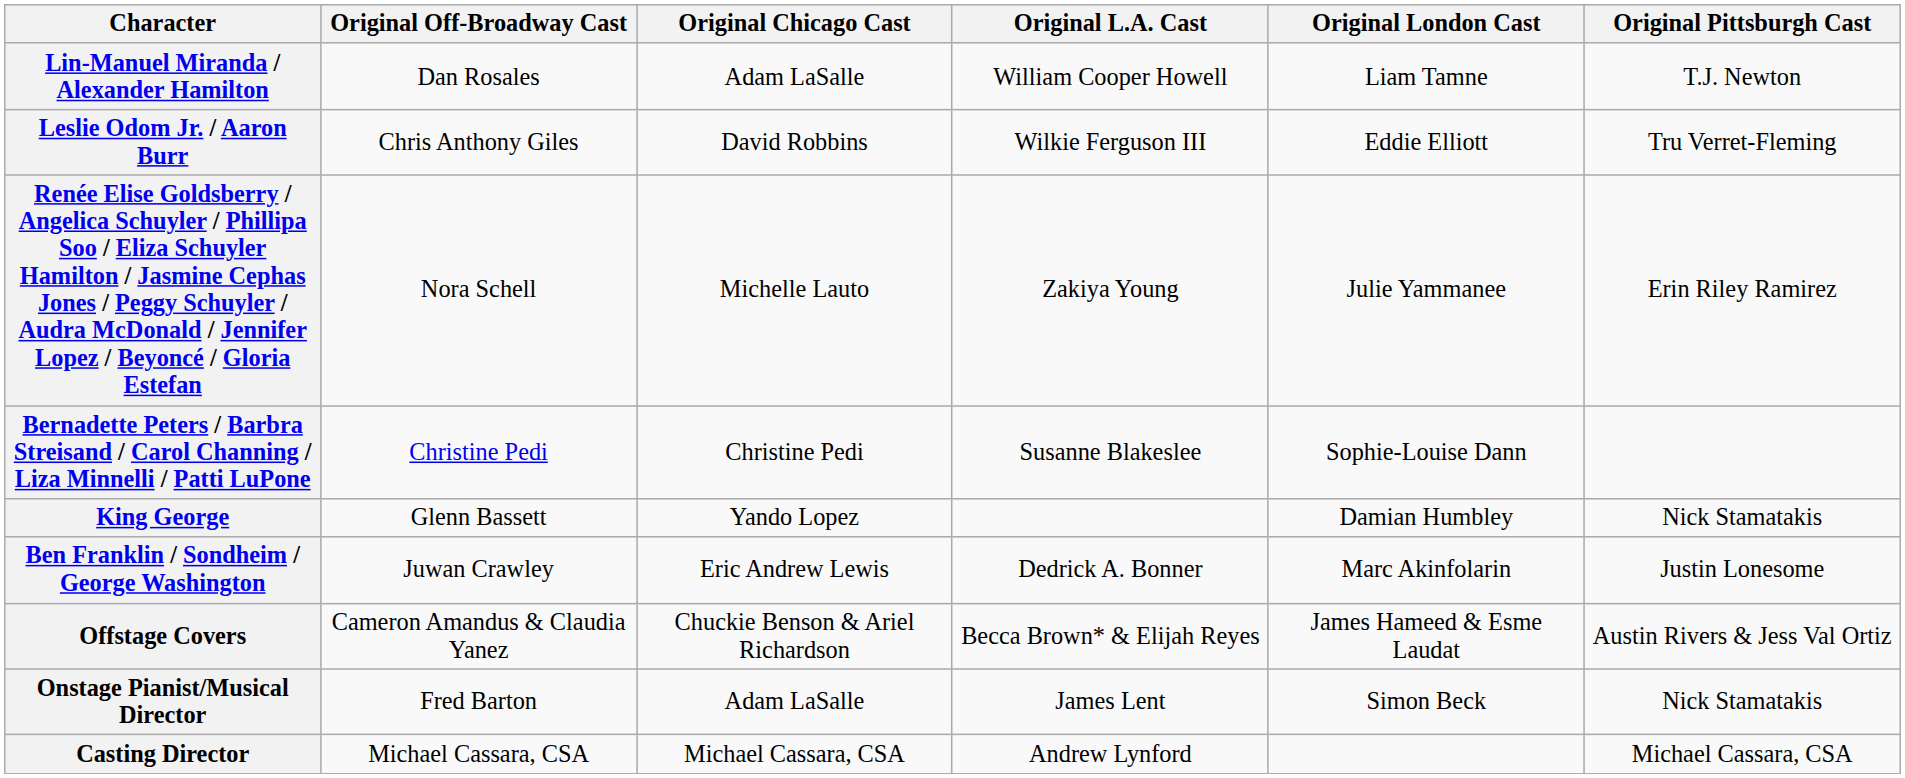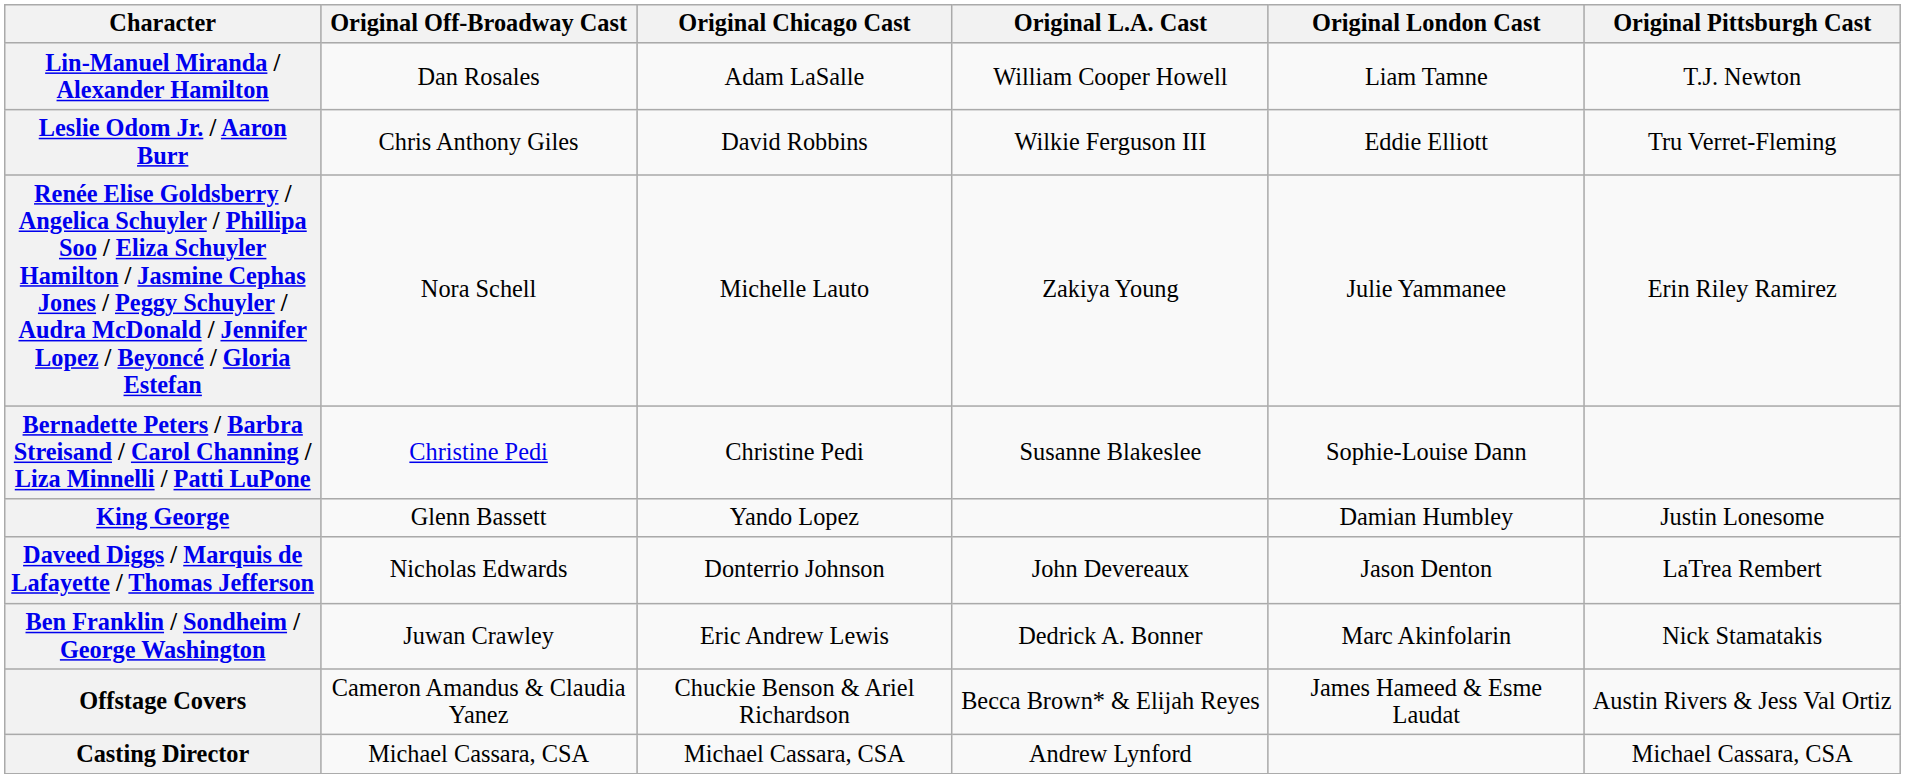(1742, 517) Nick Stamatakis -> (1742, 517) Justin Lonesome
+ row: (163, 569)
(1742, 569) Justin Lonesome -> (1742, 635) Nick Stamatakis
- row: (163, 701)
